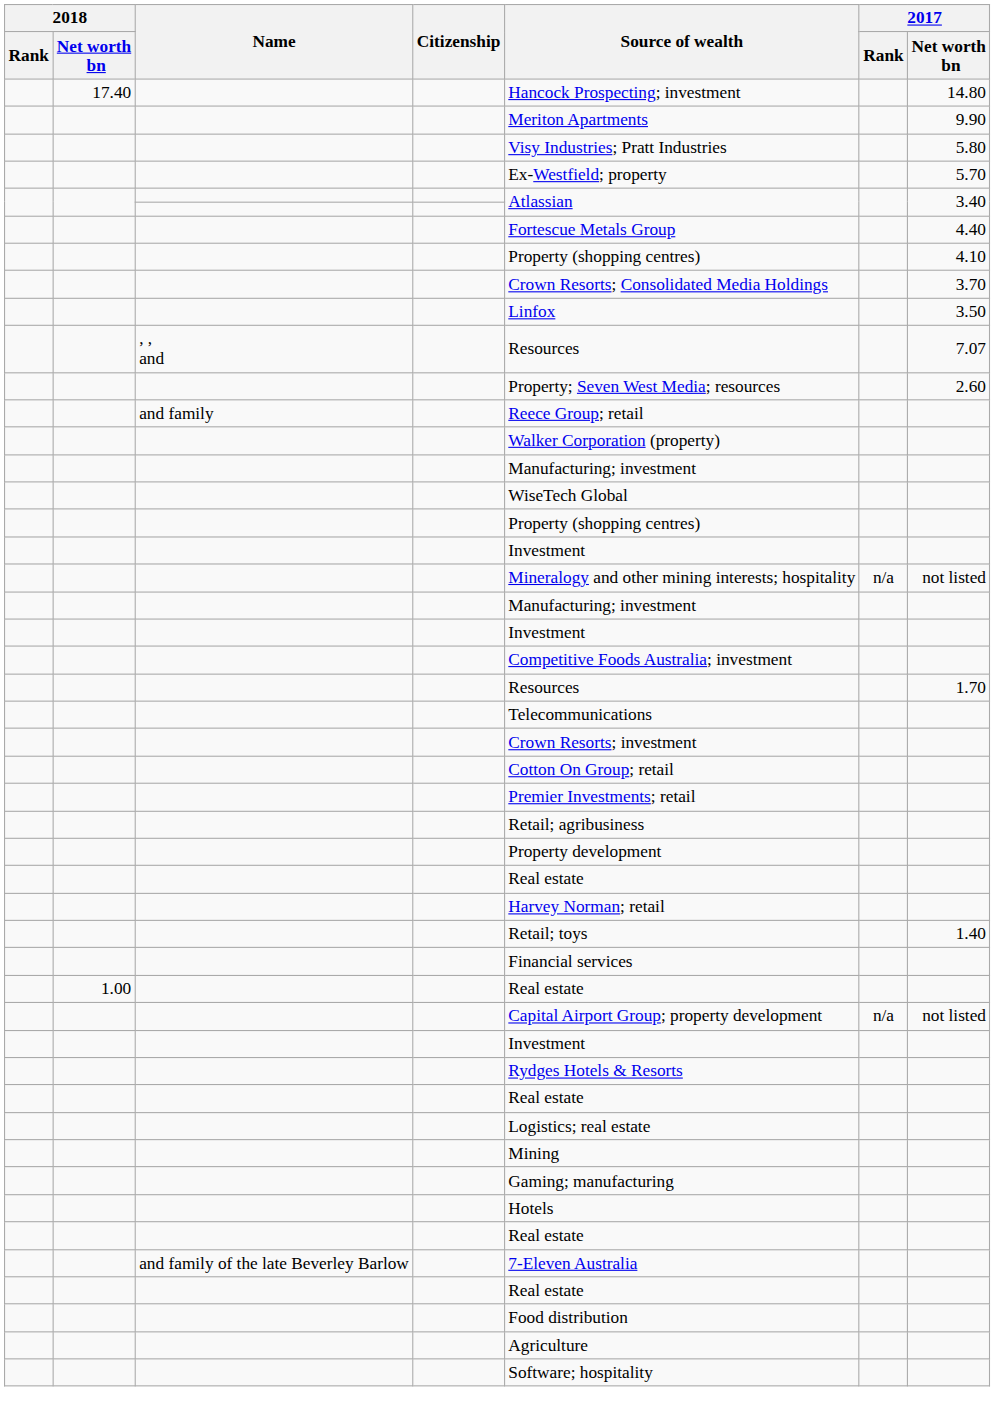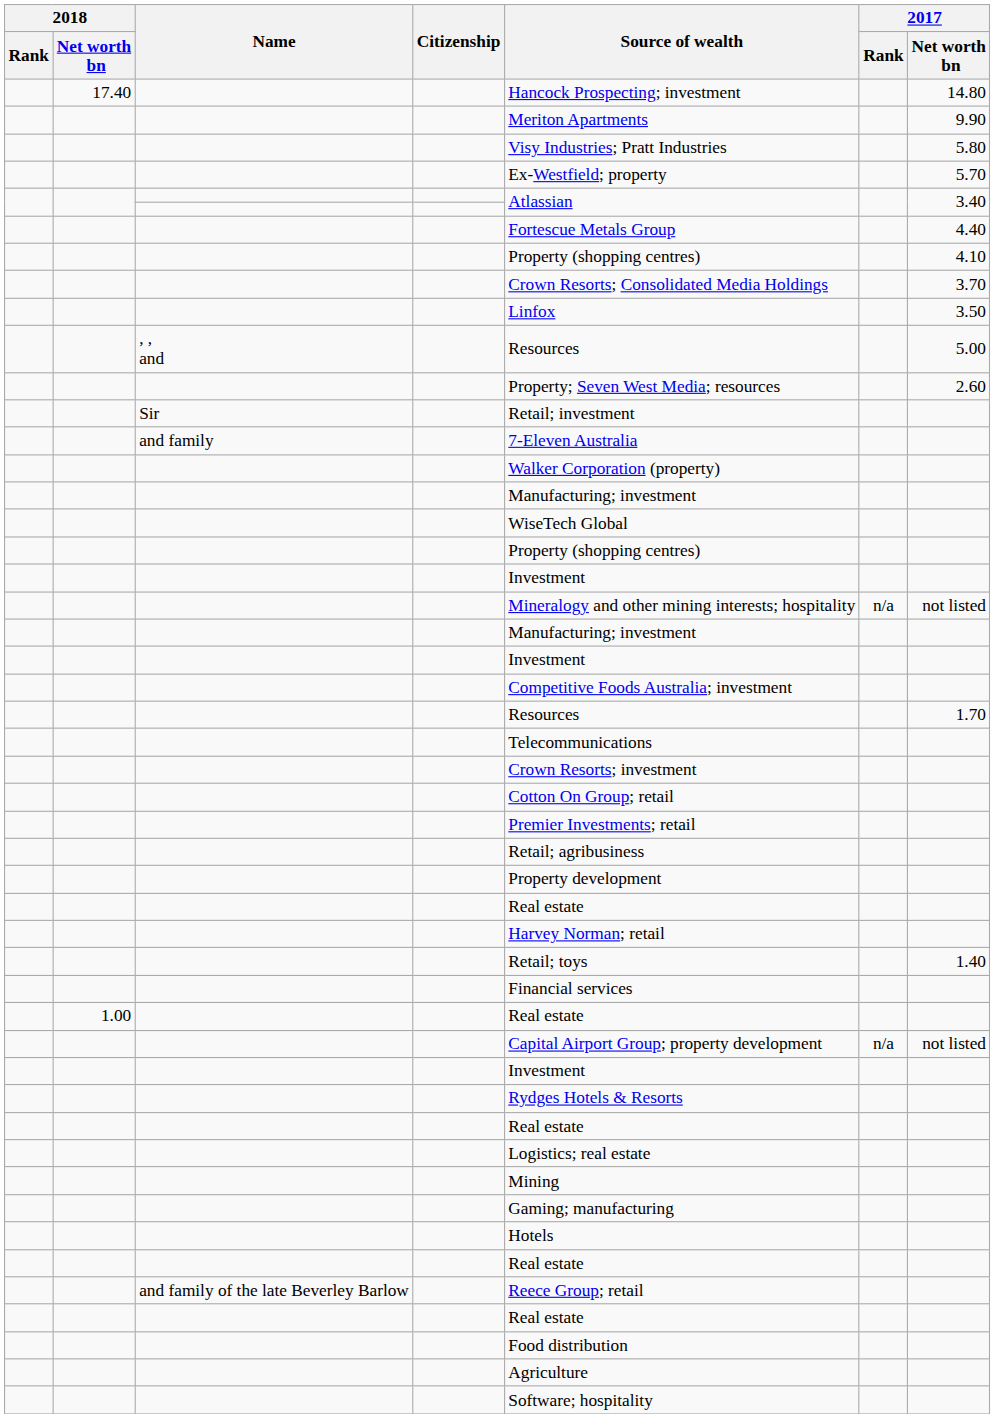(971, 348) 7.07 -> (971, 348) 5.00
+ row: (94, 413)
(576, 413) Reece Group; retail -> (573, 440) 7-Eleven Australia
(573, 1262) 7-Eleven Australia -> (576, 1290) Reece Group; retail
